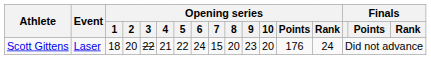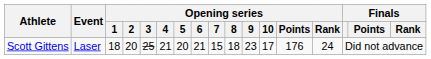(148, 46) 22 -> (148, 46) 25
(183, 46) 22 -> (183, 46) 20
(200, 46) 24 -> (200, 46) 21
(234, 46) 20 -> (234, 46) 18
(268, 46) 20 -> (268, 46) 17
